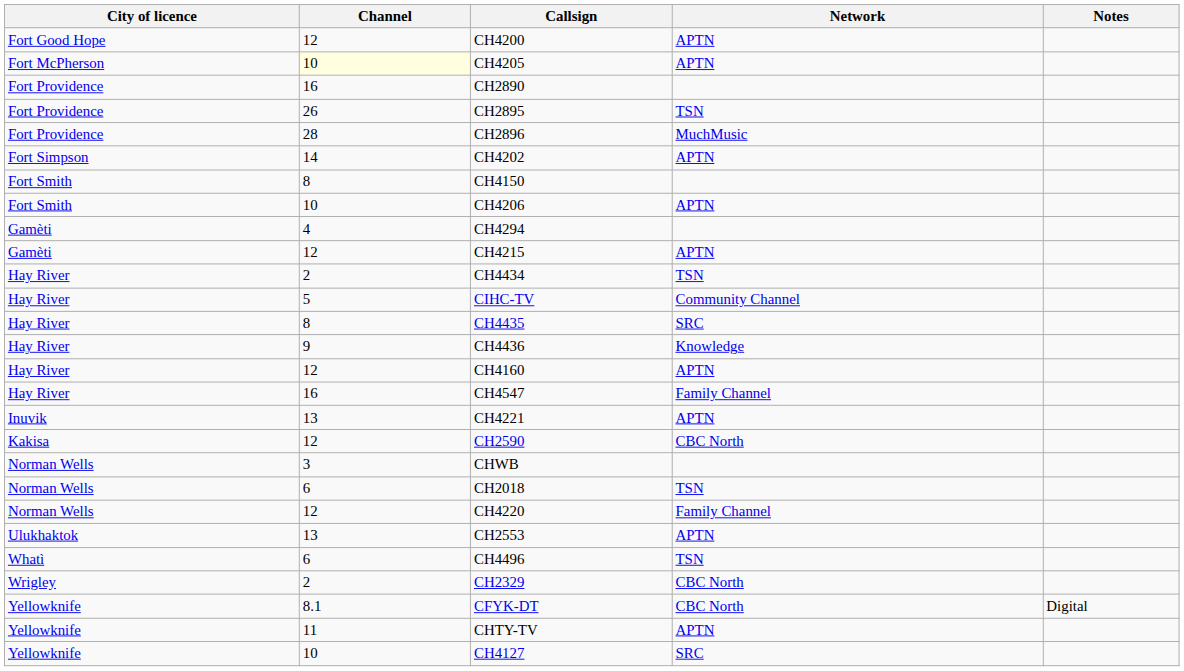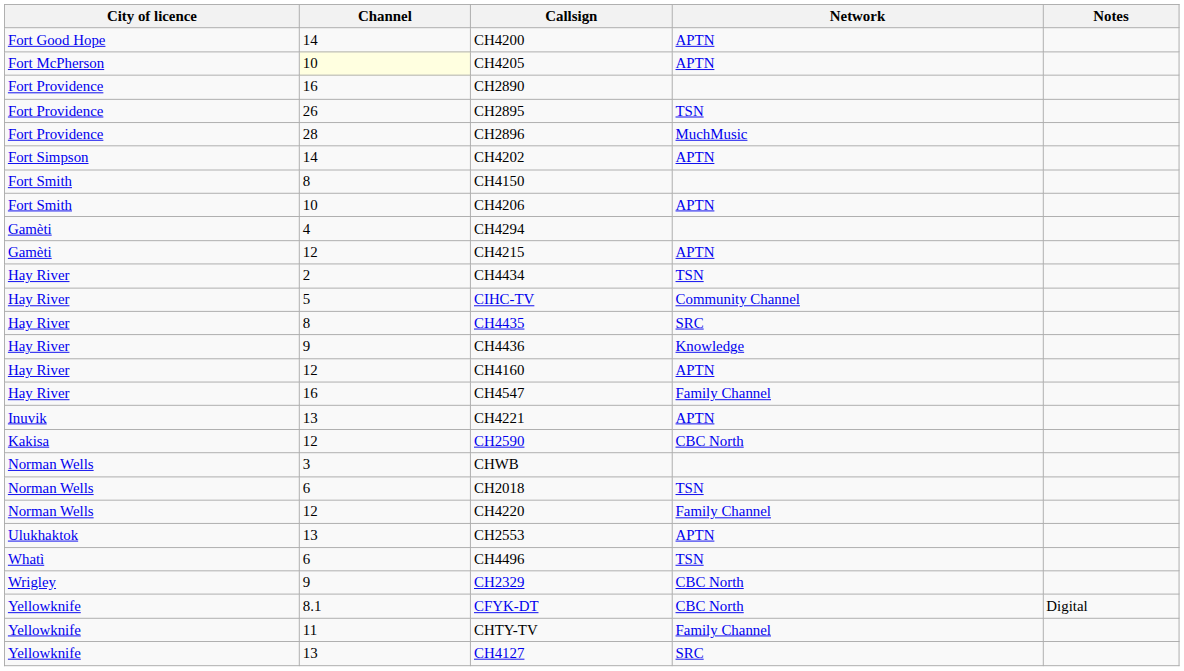(310, 39) 12 -> (310, 39) 14
(307, 582) 2 -> (307, 582) 9
(695, 629) APTN -> (723, 629) Family Channel
(310, 653) 10 -> (310, 653) 13
